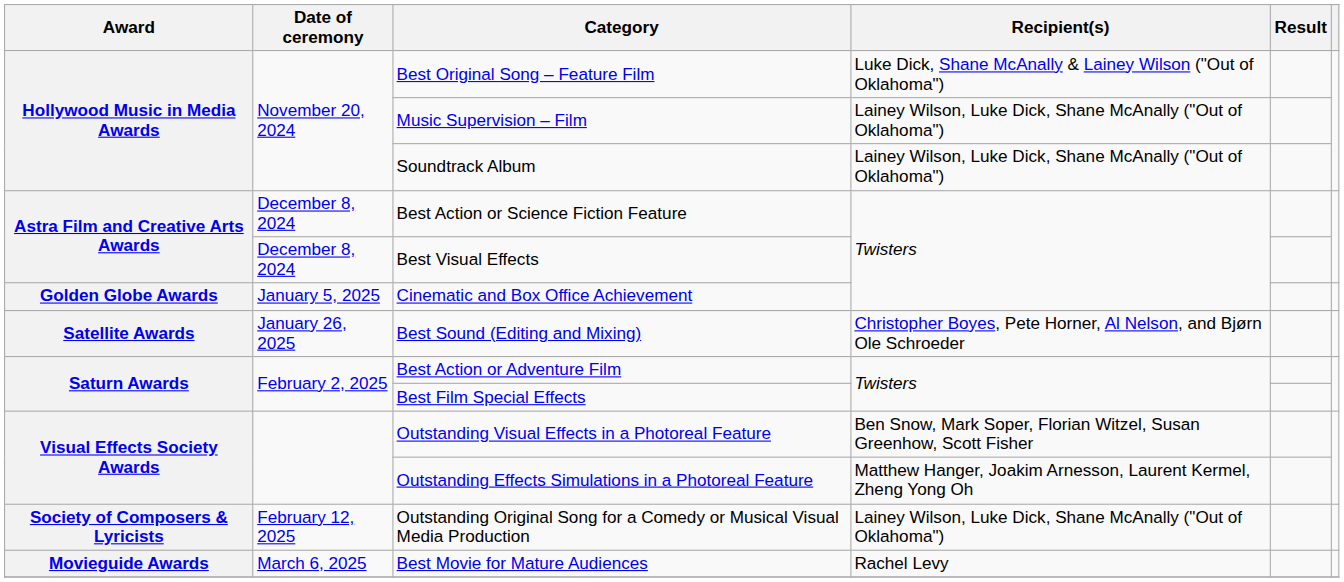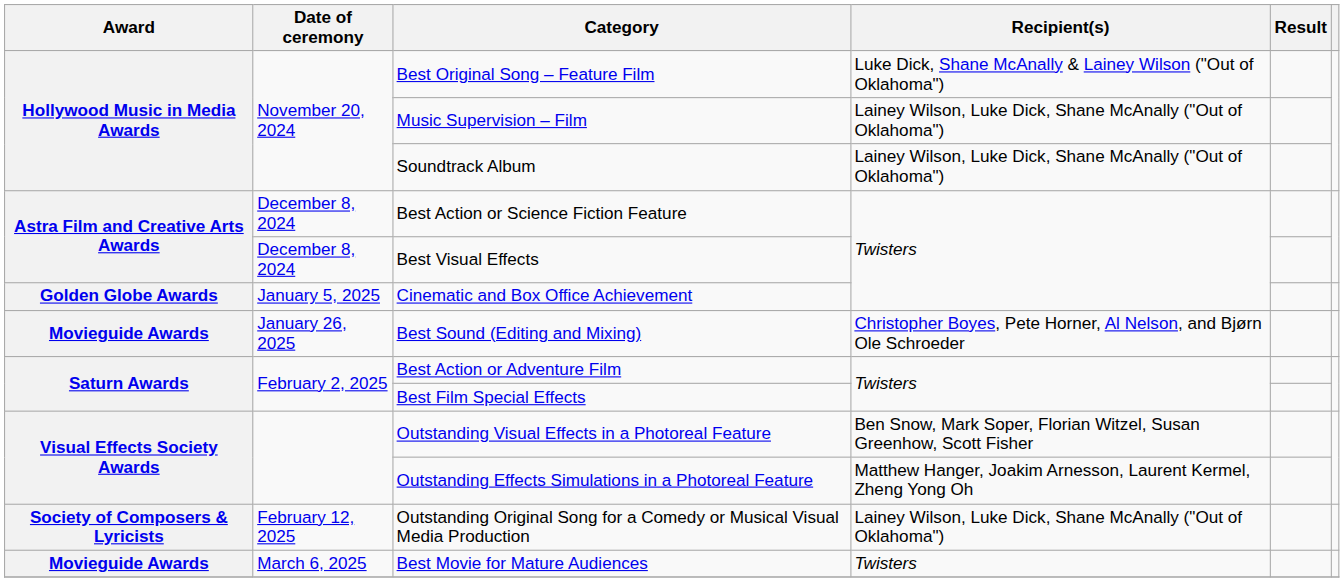(129, 333) Satellite Awards -> (129, 333) Movieguide Awards
(901, 563) Rachel Levy -> (886, 563) Twisters
